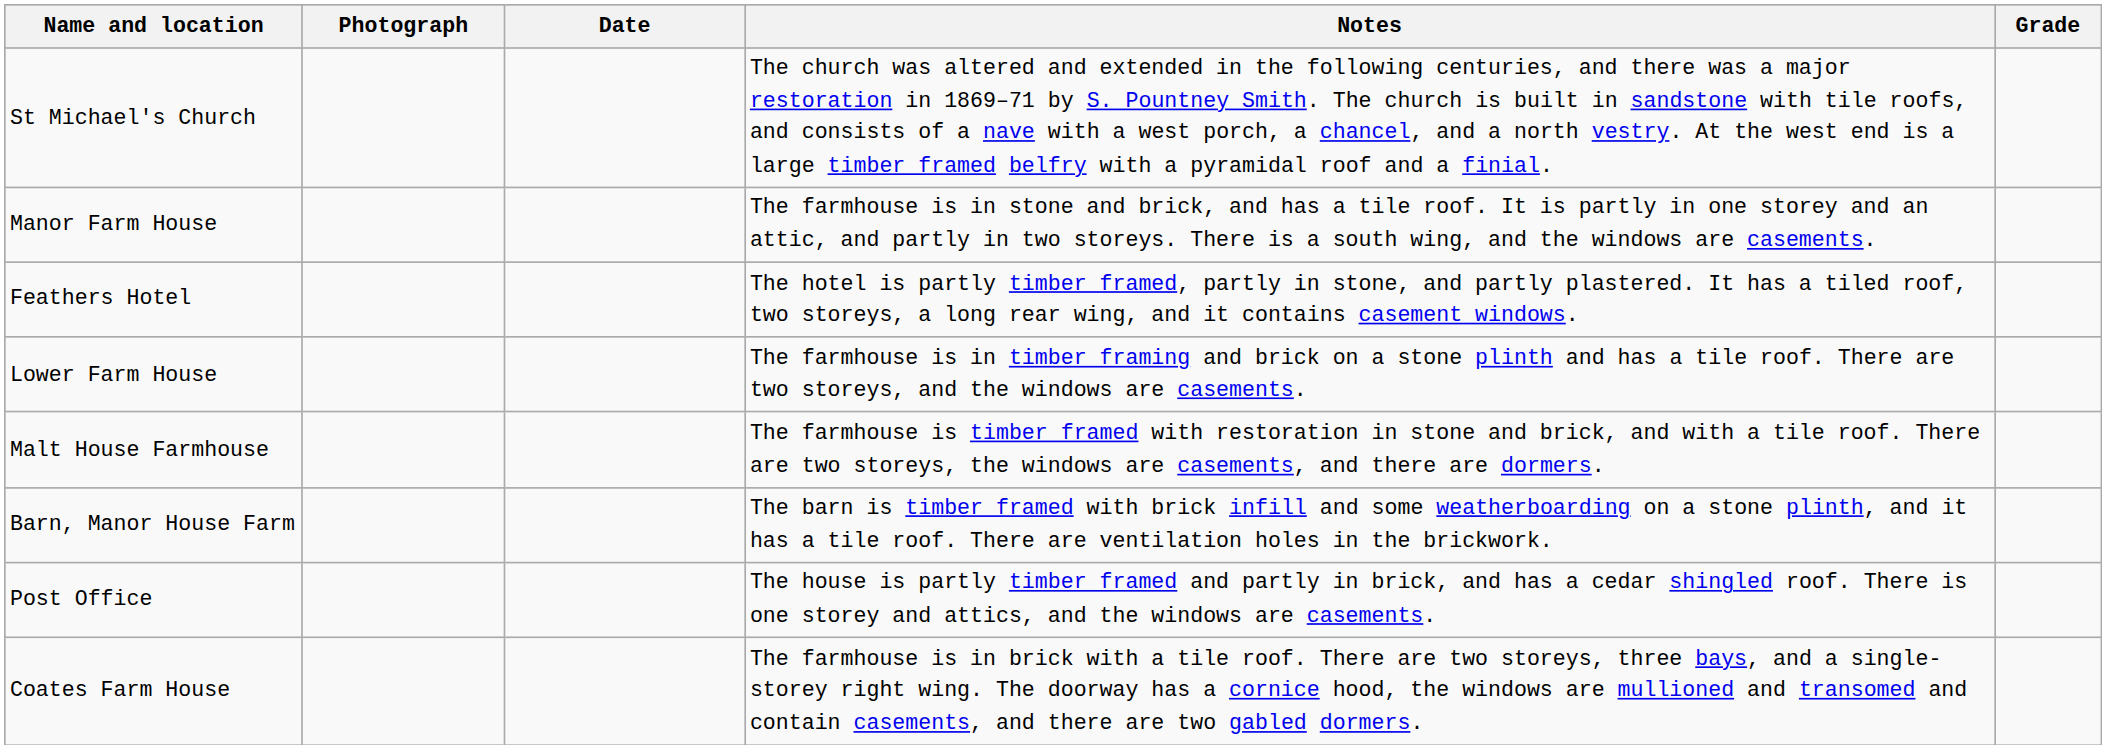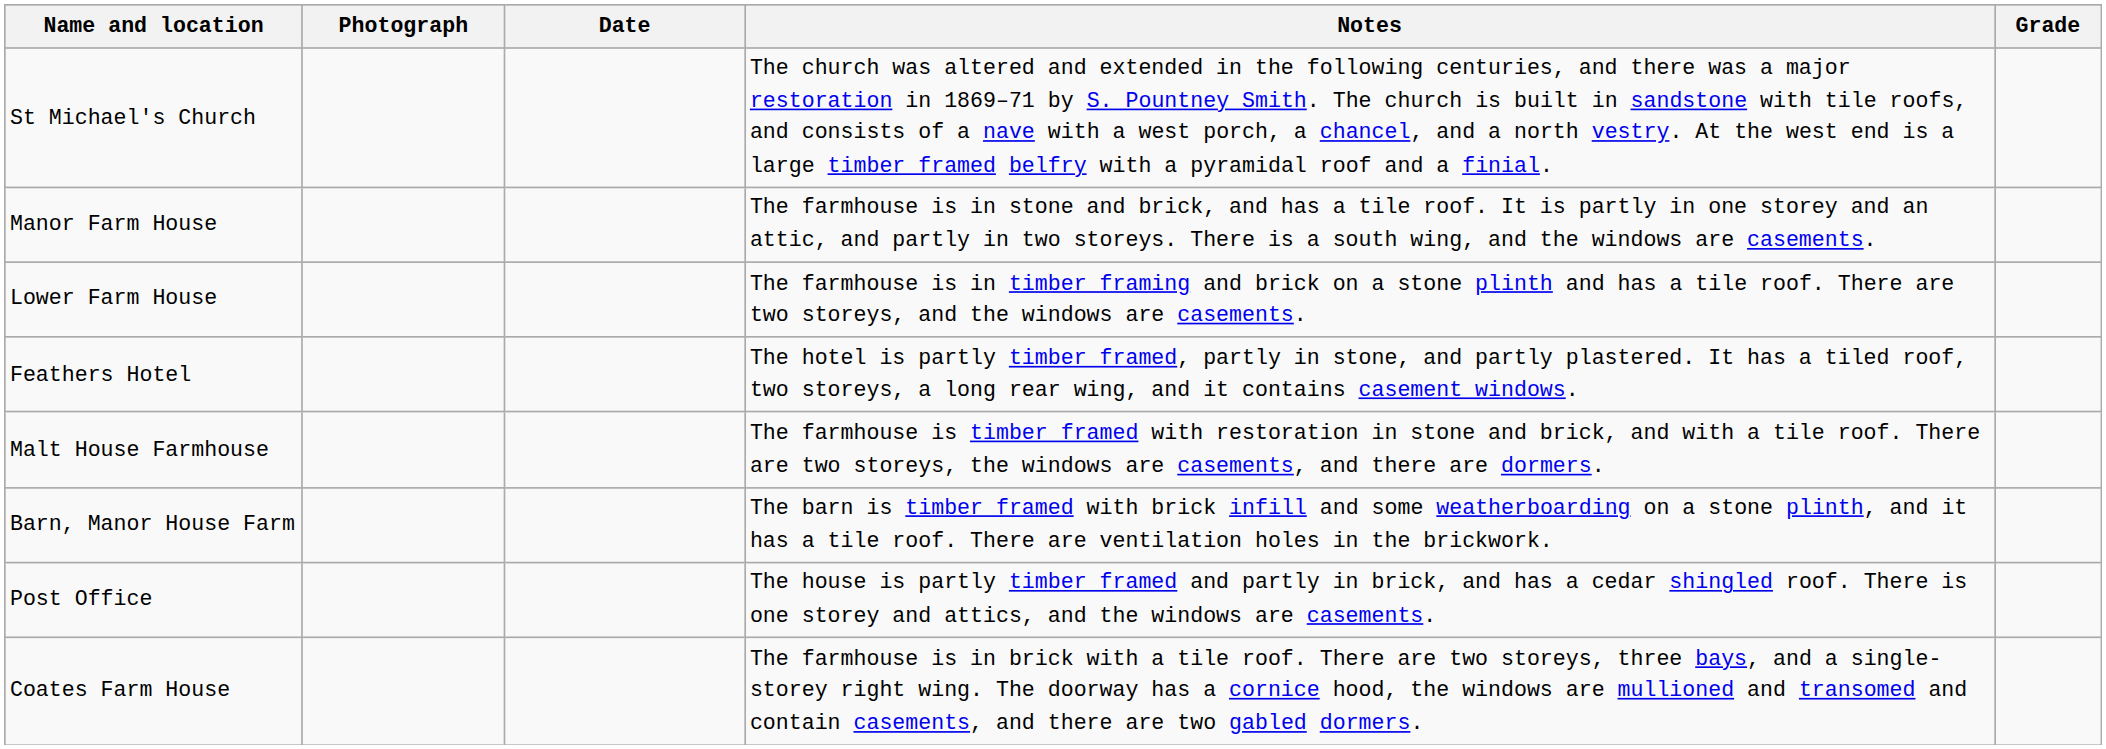rows swapped: (101, 299) <-> (114, 374)
